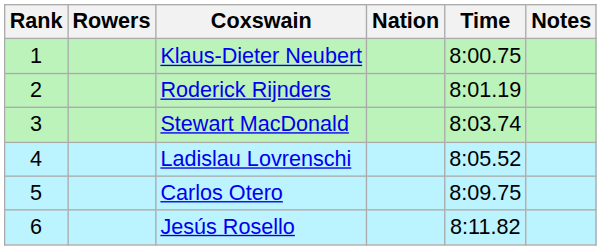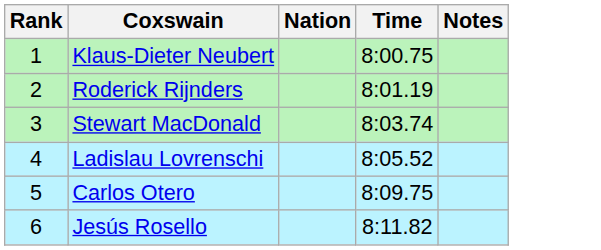- column: (111, 21)
